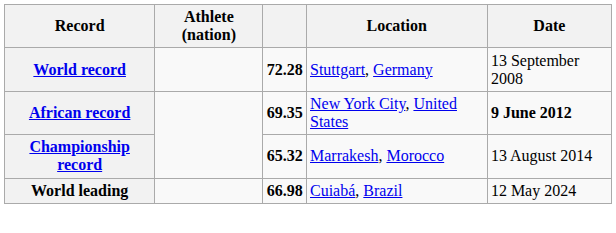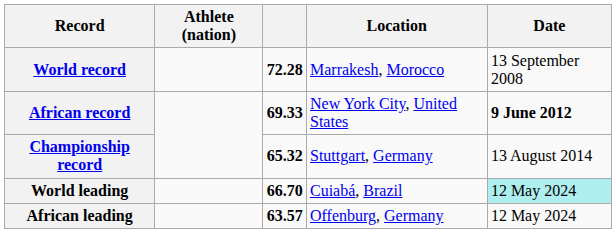(371, 69) Stuttgart, Germany -> (377, 69) Marrakesh, Morocco
(285, 112) 69.35 -> (285, 112) 69.33
(377, 156) Marrakesh, Morocco -> (371, 156) Stuttgart, Germany
(285, 190) 66.98 -> (285, 190) 66.70
(534, 190) no background -> (534, 190) paleturquoise background
+ row: (80, 216)
